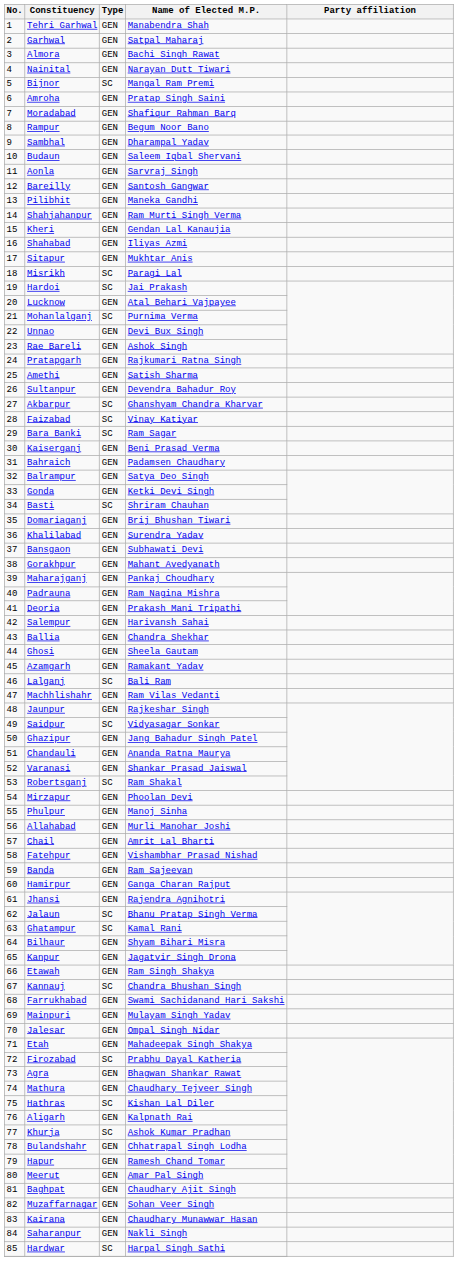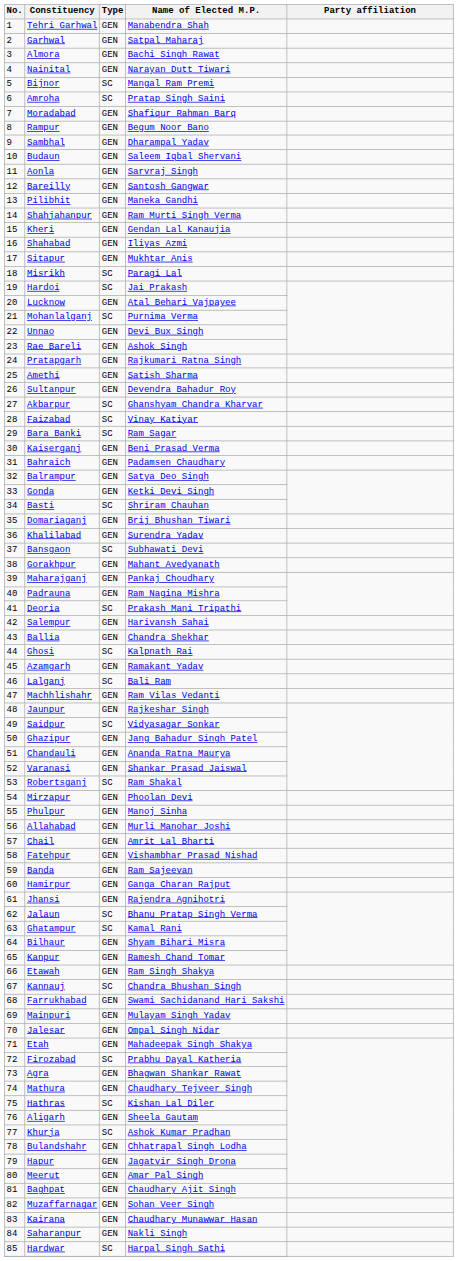(110, 99) GEN -> (107, 99) SC
(110, 550) GEN -> (107, 550) SC
(110, 609) GEN -> (107, 609) SC
(110, 652) GEN -> (107, 652) SC
(163, 652) Sheela Gautam -> (160, 652) Kalpnath Rai
(182, 958) Jagatvir Singh Drona -> (176, 958) Ramesh Chand Tomar
(160, 1118) Kalpnath Rai -> (163, 1118) Sheela Gautam
(176, 1162) Ramesh Chand Tomar -> (182, 1162) Jagatvir Singh Drona
